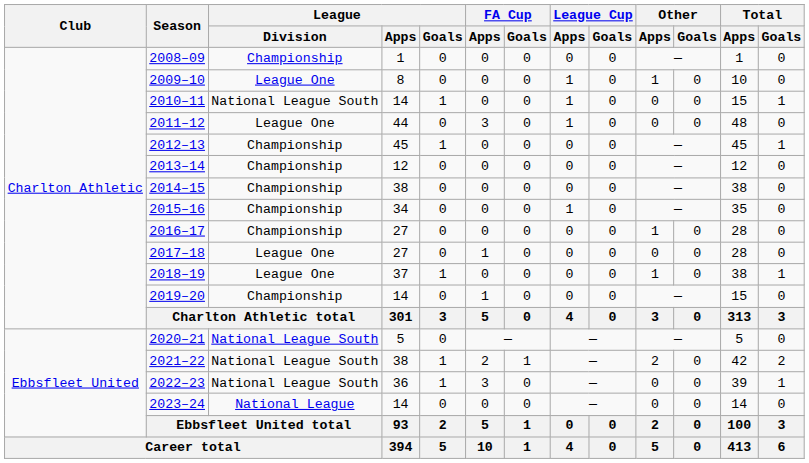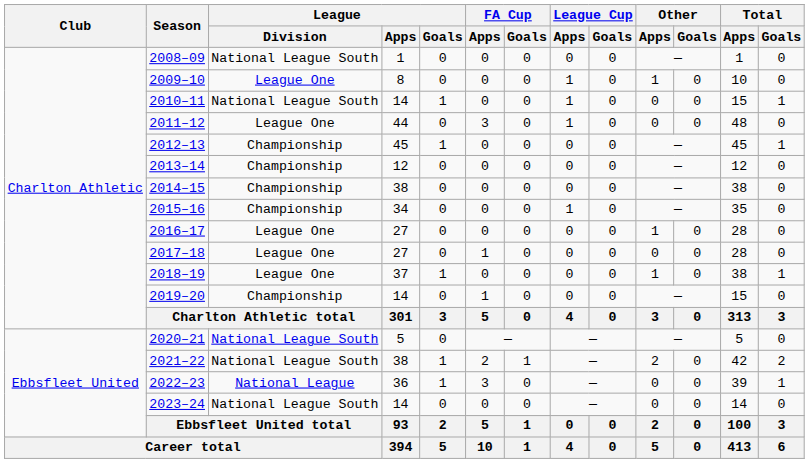(295, 59) Championship -> (295, 59) National League South
(295, 231) Championship -> (295, 231) League One
(295, 383) National League South -> (295, 383) National League
(295, 404) National League -> (295, 404) National League South
